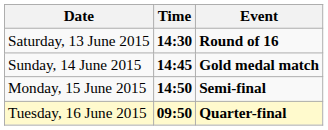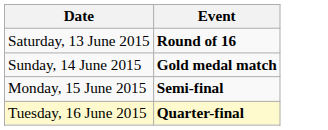- column: (174, 16)
